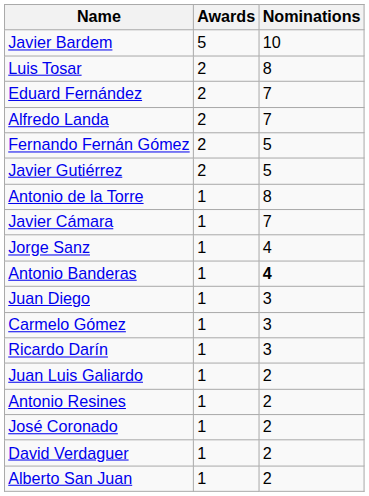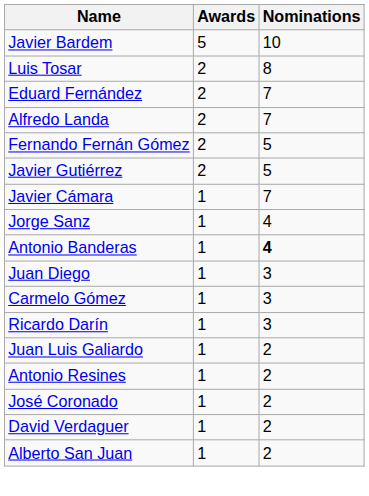- row: (76, 196)
